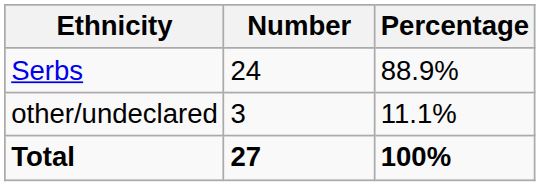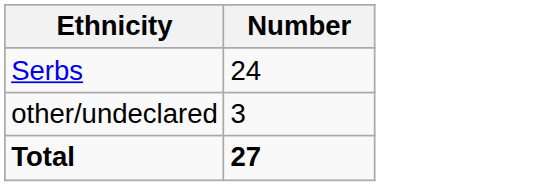- column: (455, 26)
